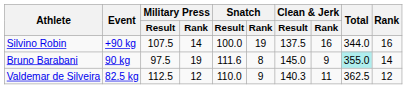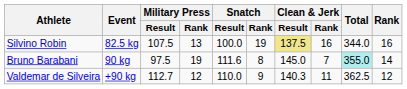(121, 44) +90 kg -> (122, 44) 82.5 kg
(196, 44) 14 -> (196, 44) 13
(293, 44) no background -> (293, 44) khaki background
(326, 60) 9 -> (326, 60) 7
(122, 77) 82.5 kg -> (121, 77) +90 kg
(160, 77) 112.5 -> (160, 77) 112.7
